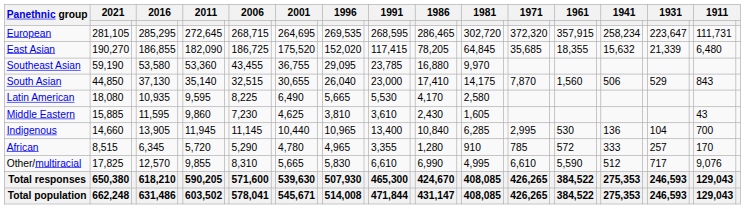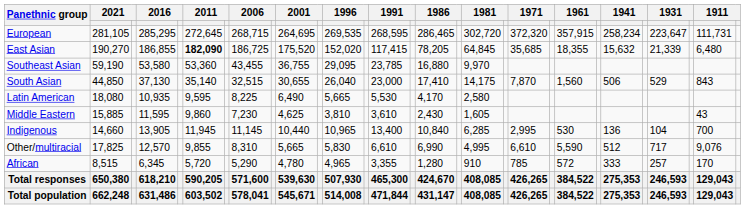(204, 49) normal -> (204, 49) bold
rows swapped: (23, 147) <-> (44, 163)
